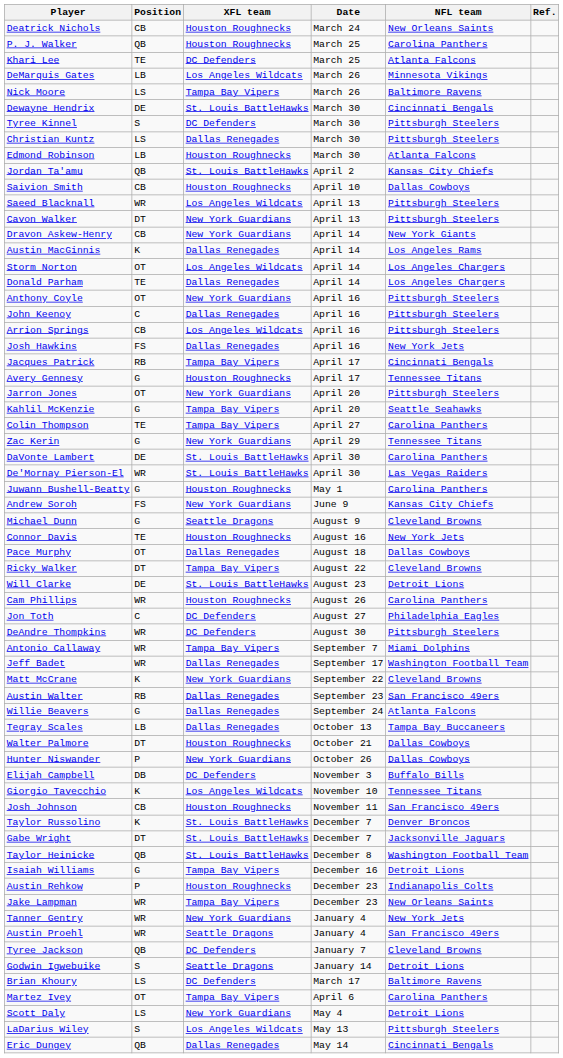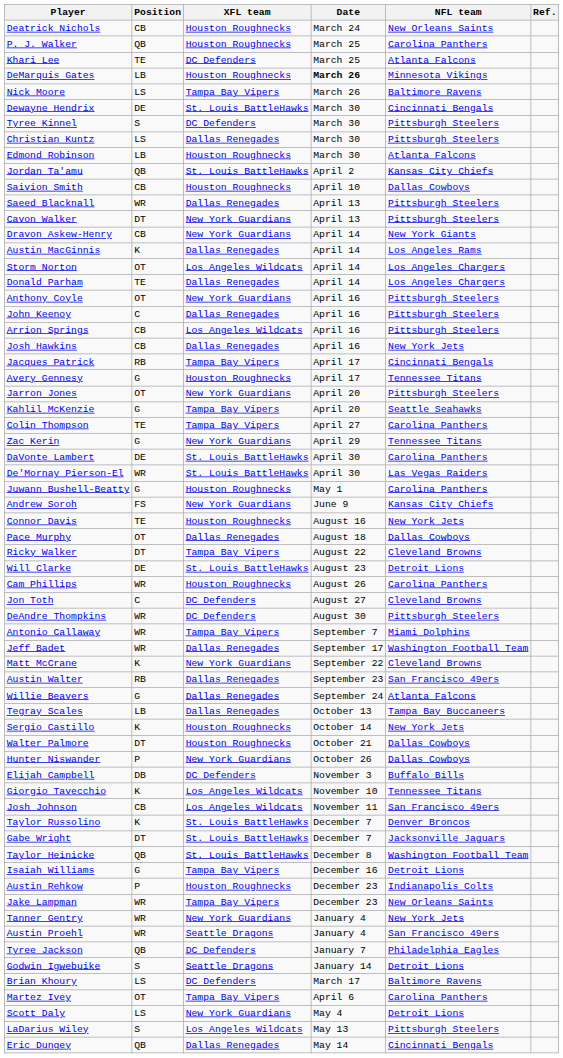(244, 76) Los Angeles Wildcats -> (238, 76) Houston Roughnecks
(337, 76) normal -> (337, 76) bold
(244, 203) Los Angeles Wildcats -> (232, 203) Dallas Renegades
(140, 346) FS -> (140, 346) CB
- row: (42, 521)
(444, 616) Philadelphia Eagles -> (435, 600) Cleveland Browns
+ row: (51, 727)
(238, 807) Houston Roughnecks -> (244, 807) Los Angeles Wildcats
(435, 950) Cleveland Browns -> (444, 950) Philadelphia Eagles
